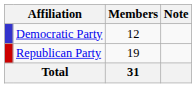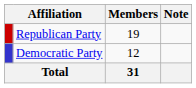rows swapped: (59, 53) <-> (59, 33)
